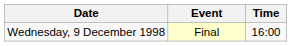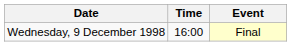columns swapped: (266, 13) <-> (207, 13)
